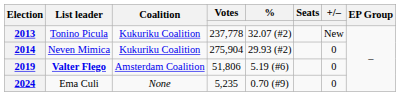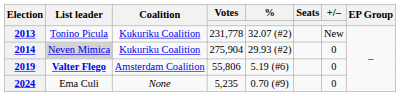(226, 34) 237,778 -> (226, 34) 231,778
(79, 50) no background -> (79, 50) lightgrey background
(226, 67) 51,806 -> (226, 67) 55,806
